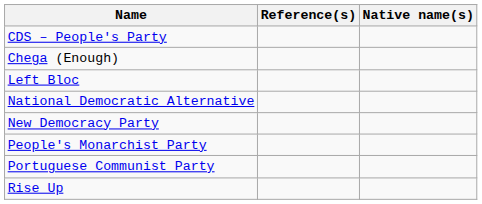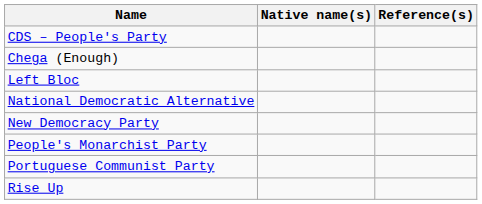columns swapped: (418, 15) <-> (308, 15)
